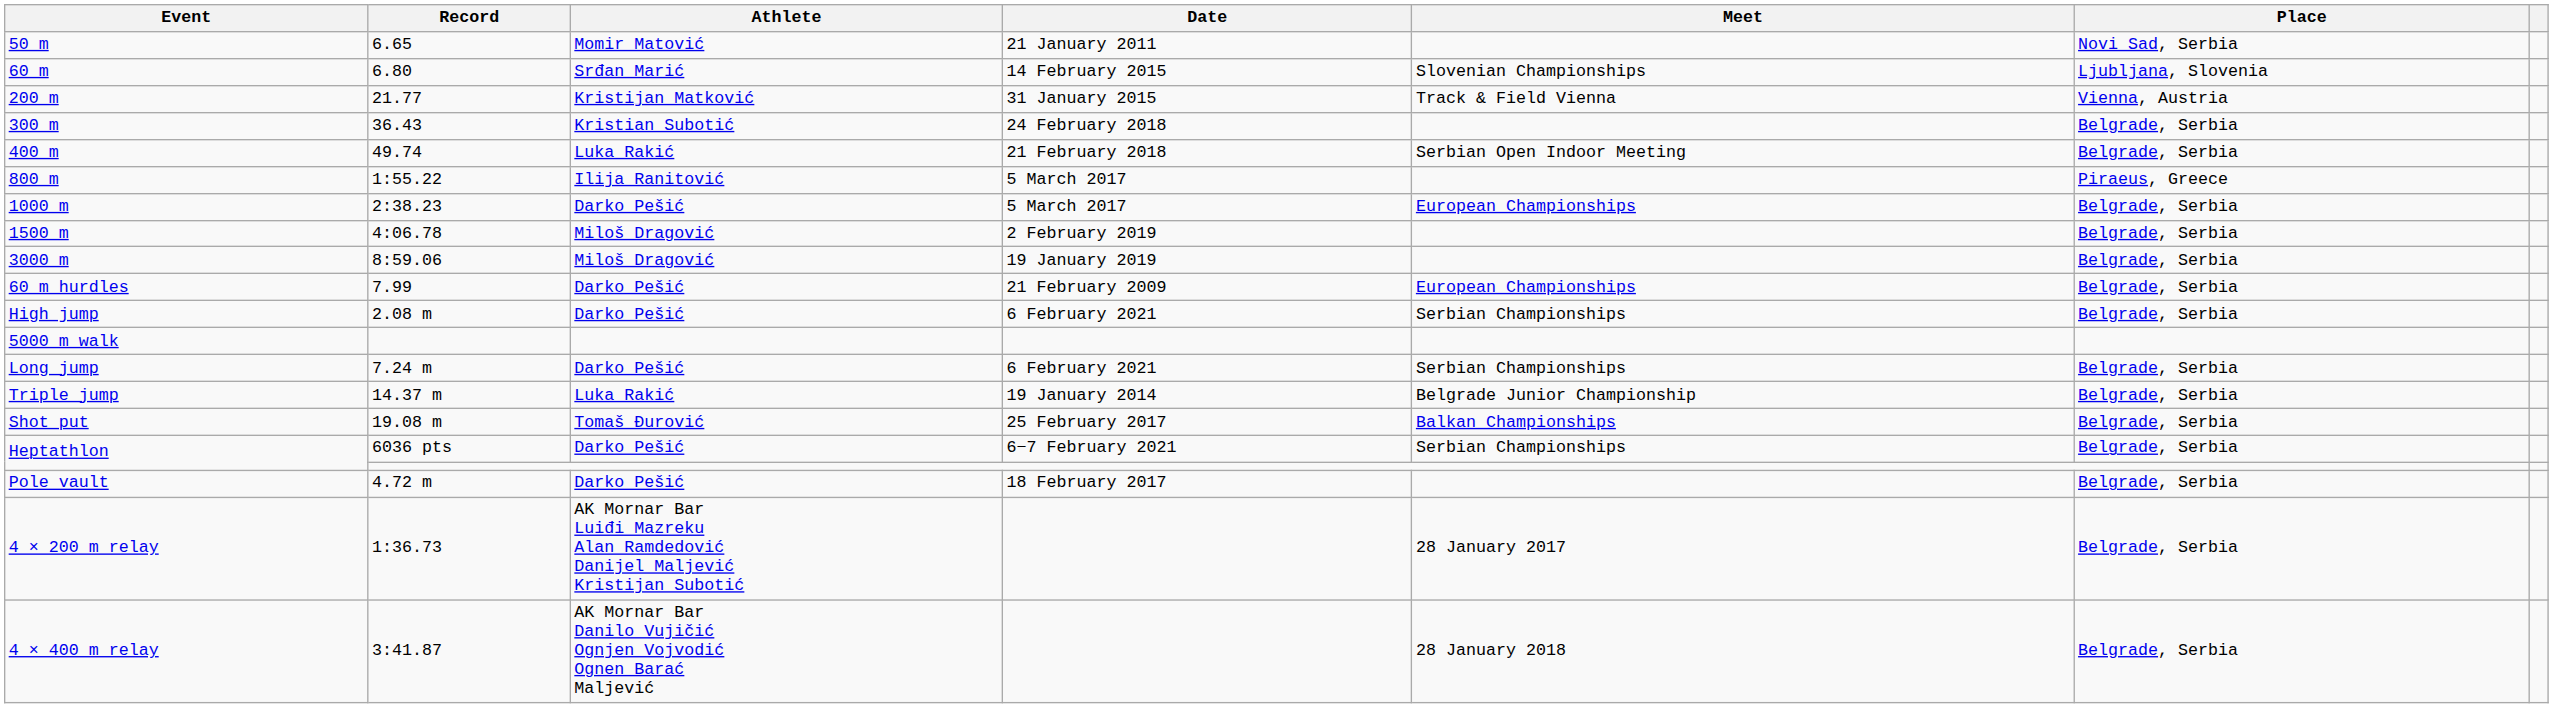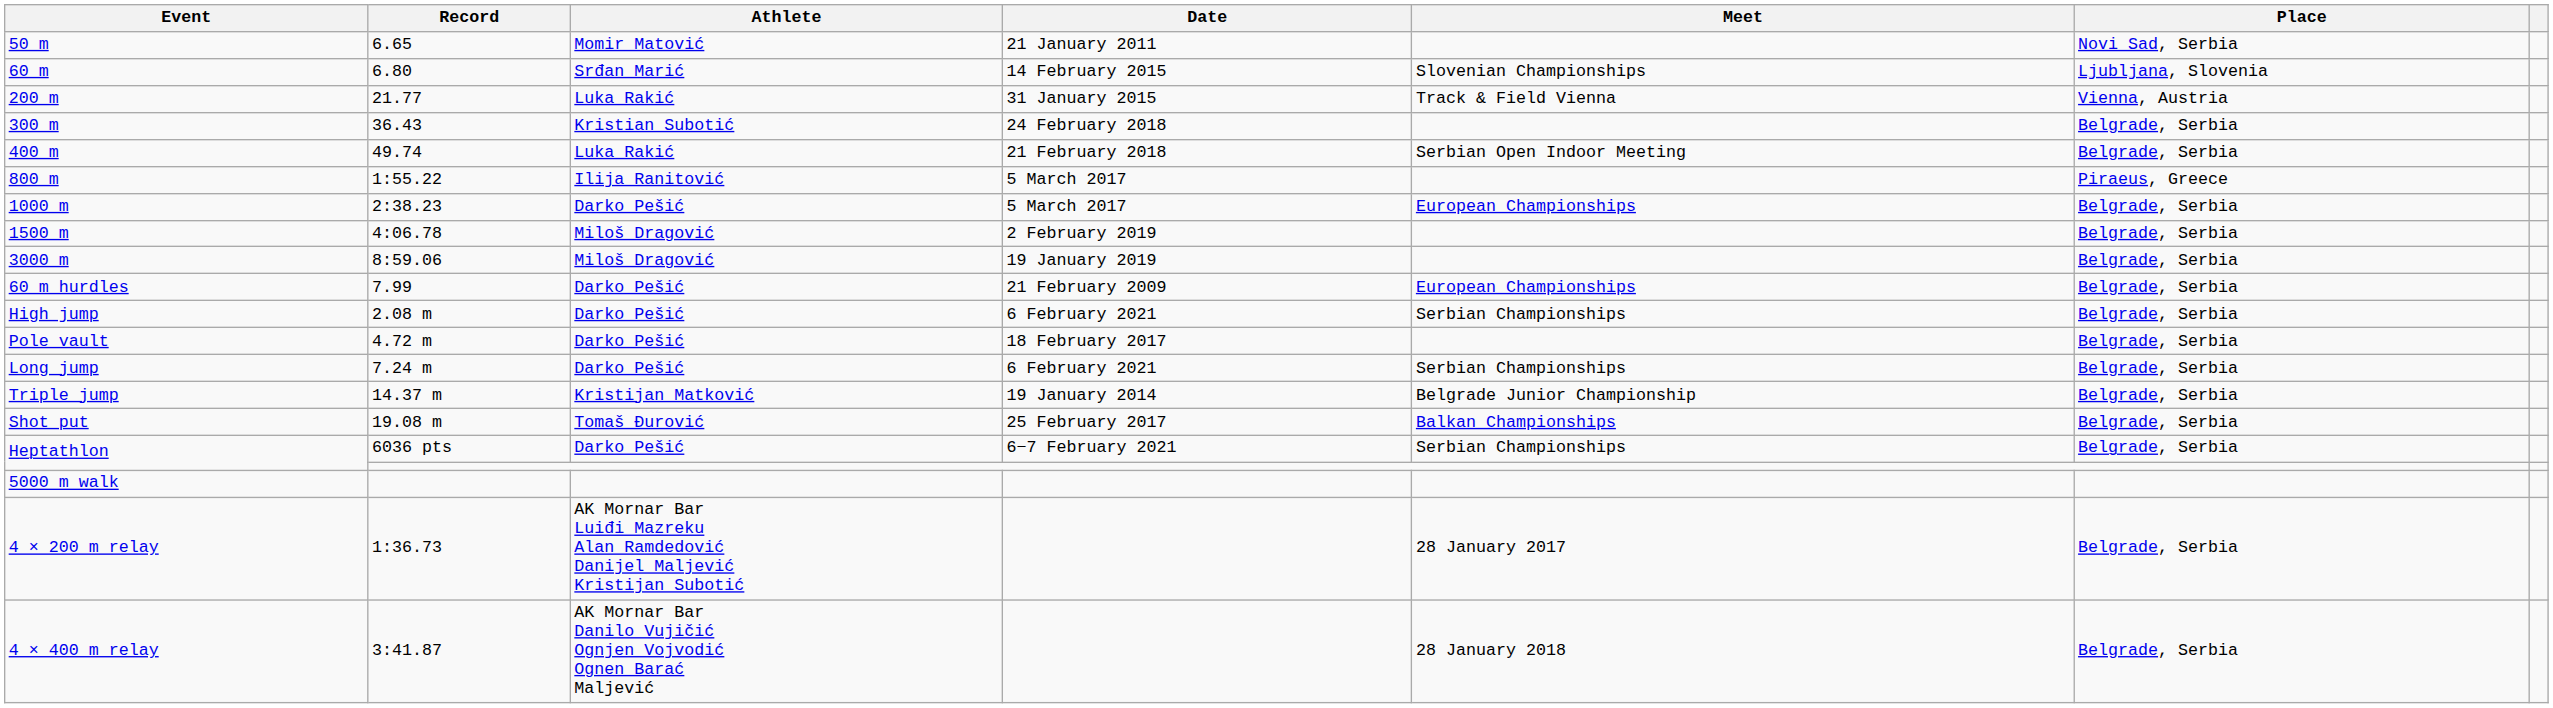(664, 99) Kristijan Matković -> (624, 99) Luka Rakić
rows swapped: (59, 484) <-> (64, 341)
(624, 395) Luka Rakić -> (664, 395) Kristijan Matković
